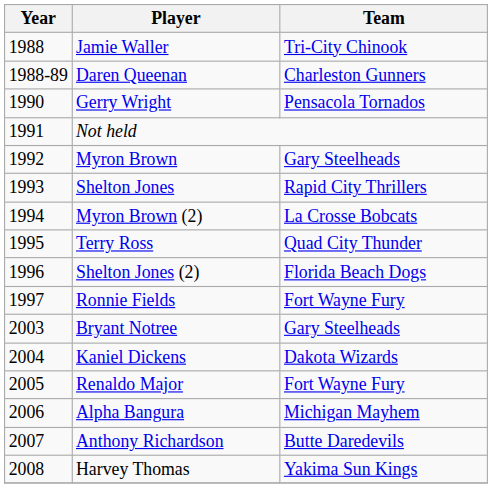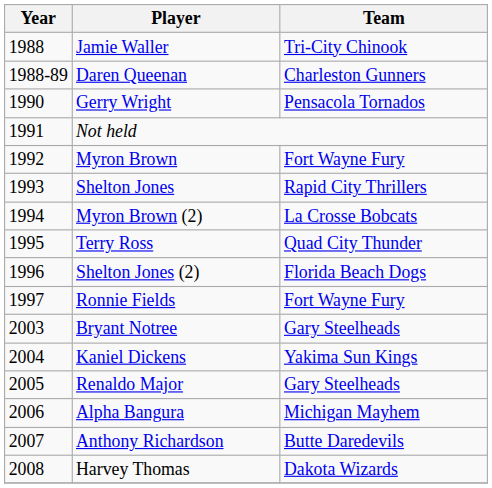(342, 159) Gary Steelheads -> (344, 159) Fort Wayne Fury
(341, 356) Dakota Wizards -> (351, 356) Yakima Sun Kings
(344, 384) Fort Wayne Fury -> (342, 384) Gary Steelheads
(351, 469) Yakima Sun Kings -> (341, 469) Dakota Wizards
